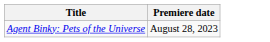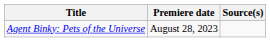+ column: (243, 12)
